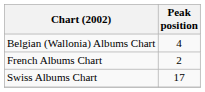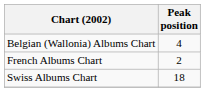(179, 78) 17 -> (179, 78) 18
